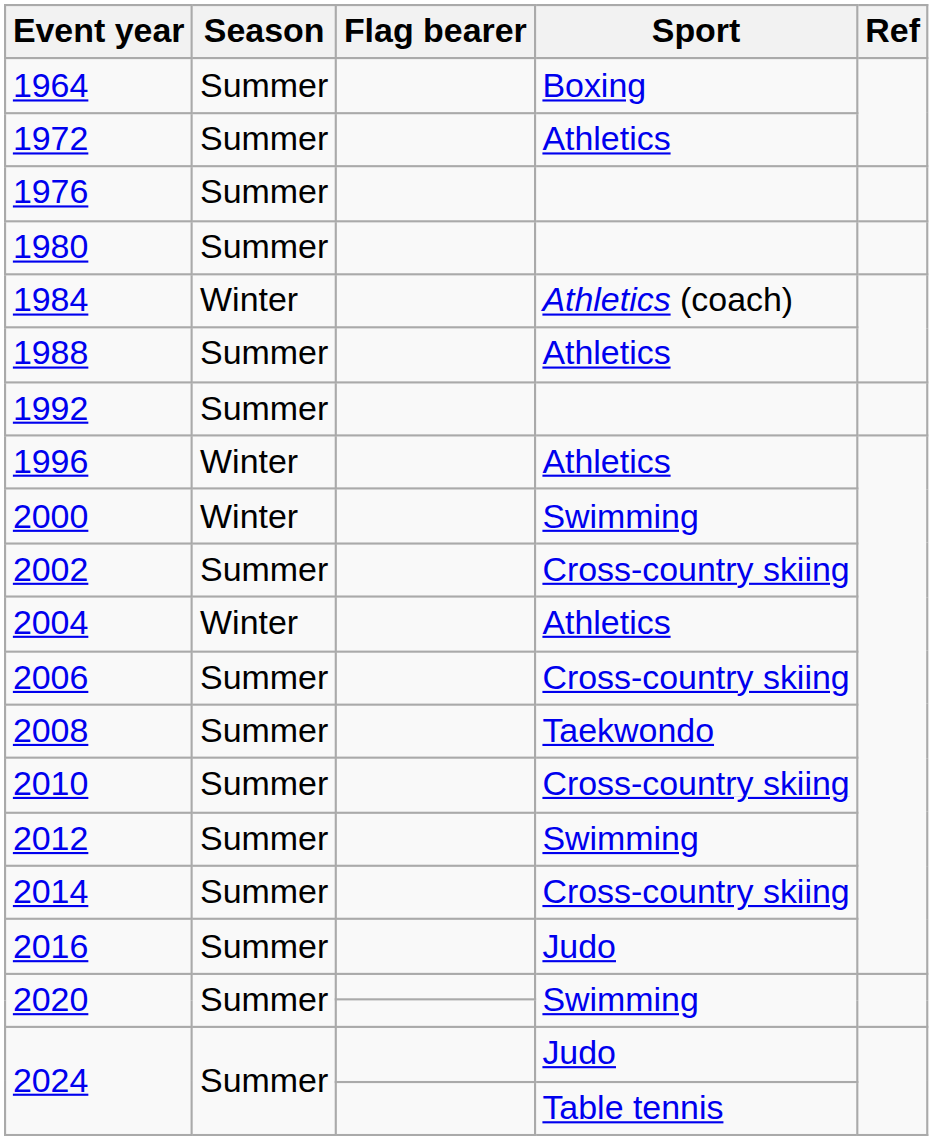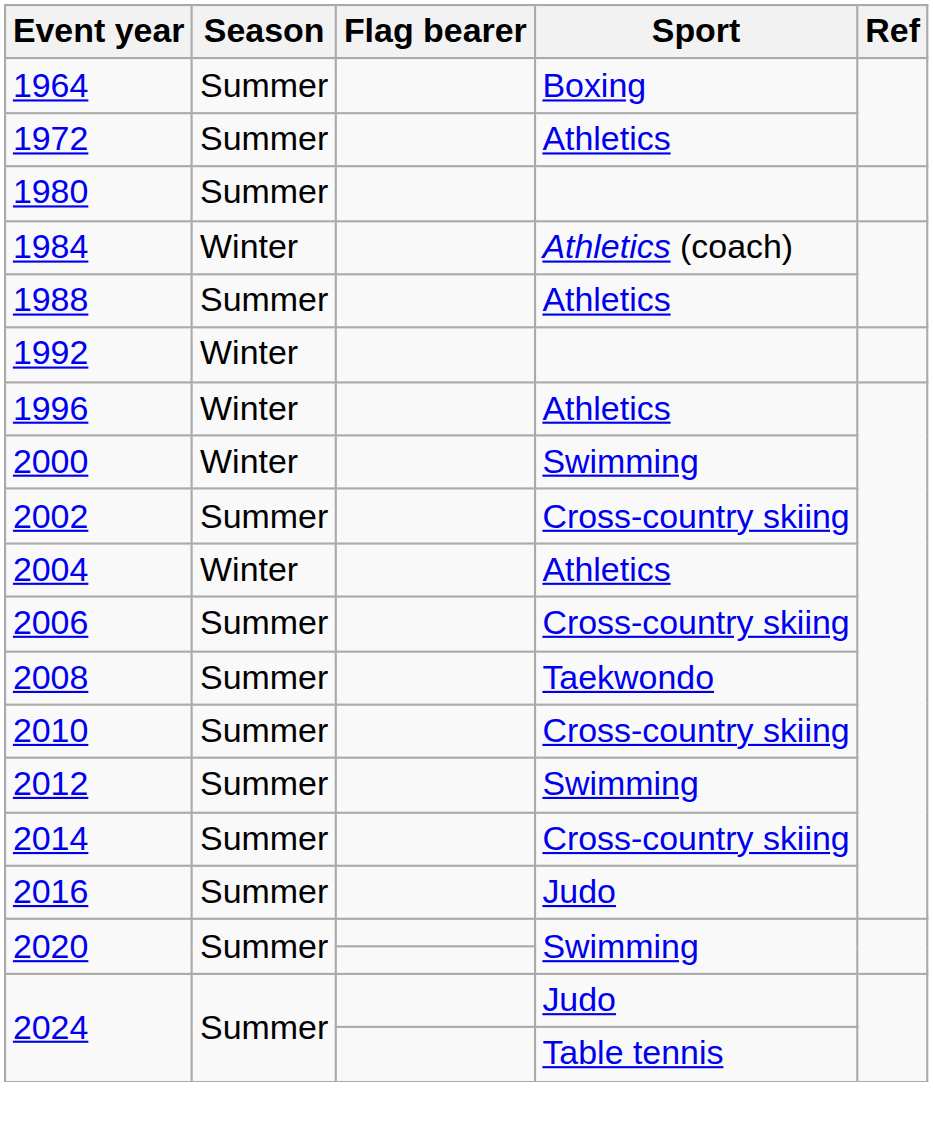- row: (51, 192)
(264, 407) Summer -> (249, 354) Winter
